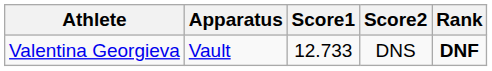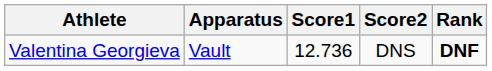(323, 50) 12.733 -> (323, 50) 12.736
